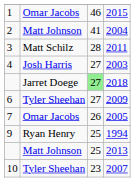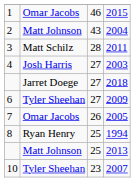(96, 30) 41 -> (96, 30) 43
(96, 82) lightgreen background -> (96, 82) no background
(10, 133) 9 -> (10, 133) 8
